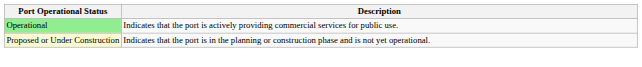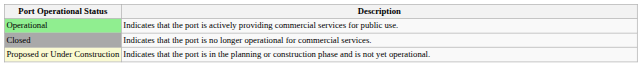+ row: (18, 39)
